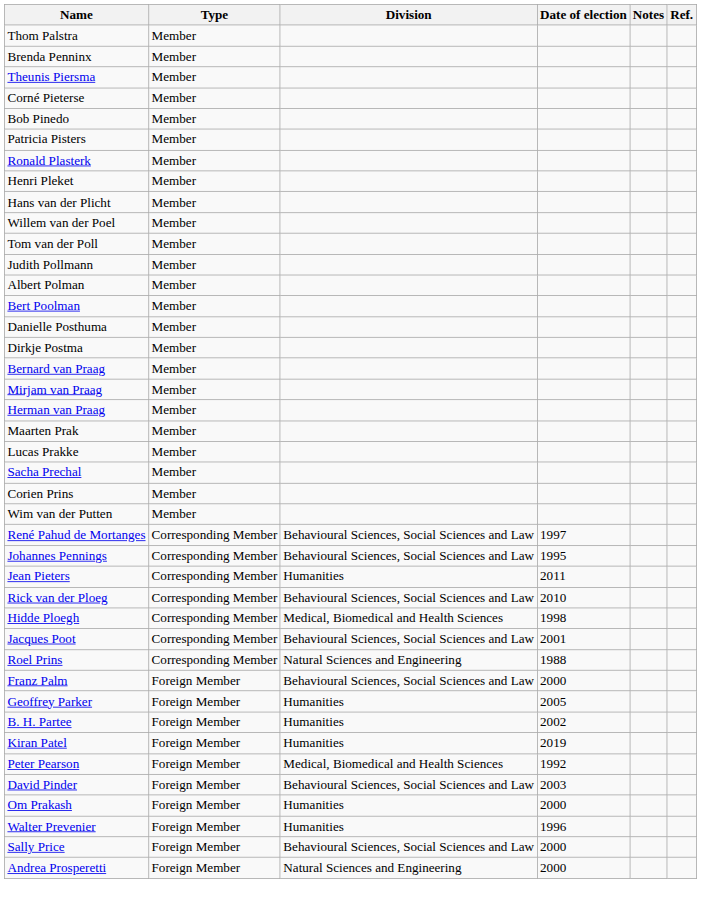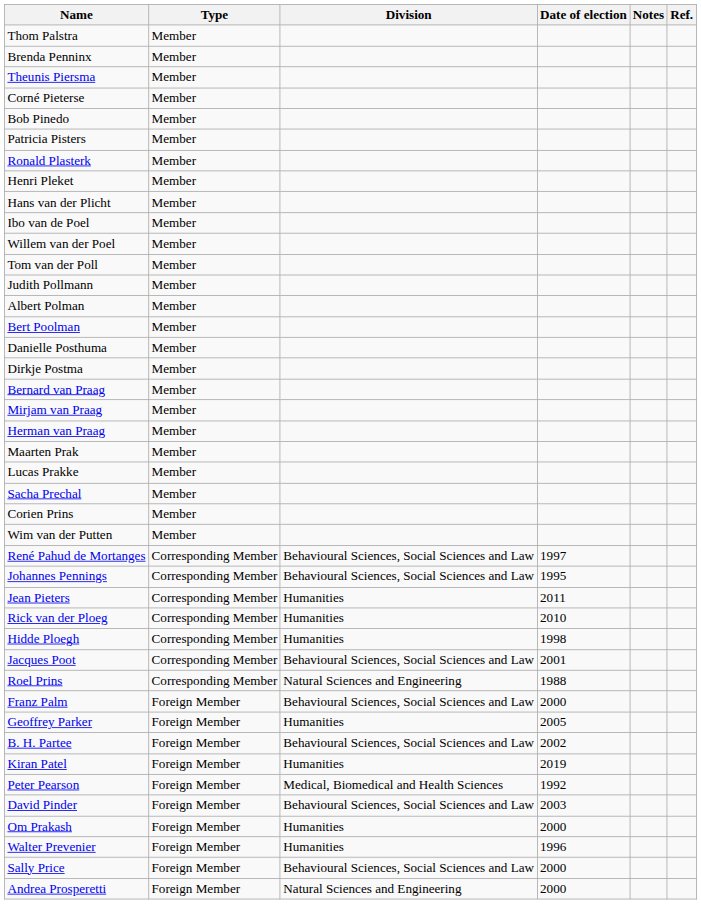+ row: (48, 222)
(409, 597) Behavioural Sciences, Social Sciences and Law -> (314, 618) Humanities
(393, 618) Medical, Biomedical and Health Sciences -> (314, 639) Humanities
(314, 722) Humanities -> (409, 743) Behavioural Sciences, Social Sciences and Law
